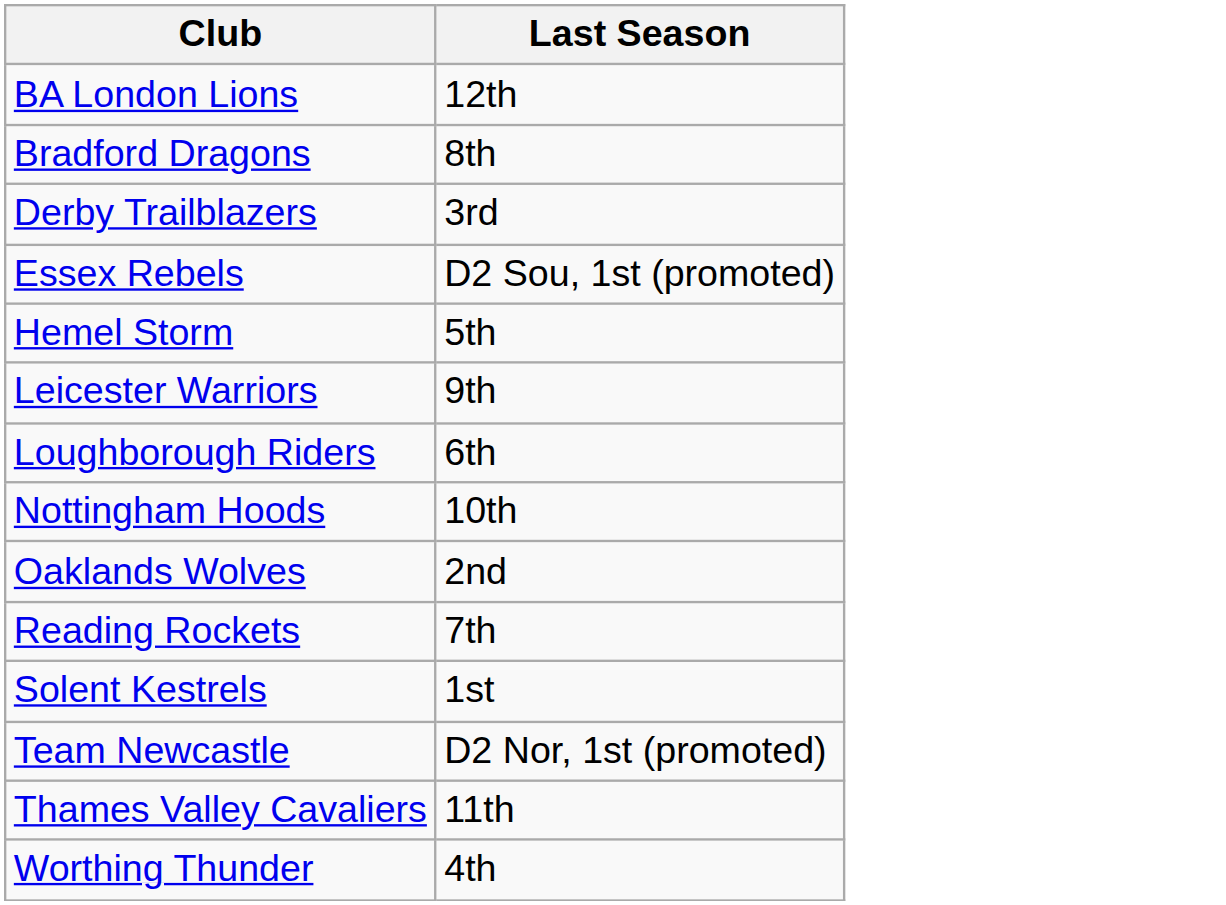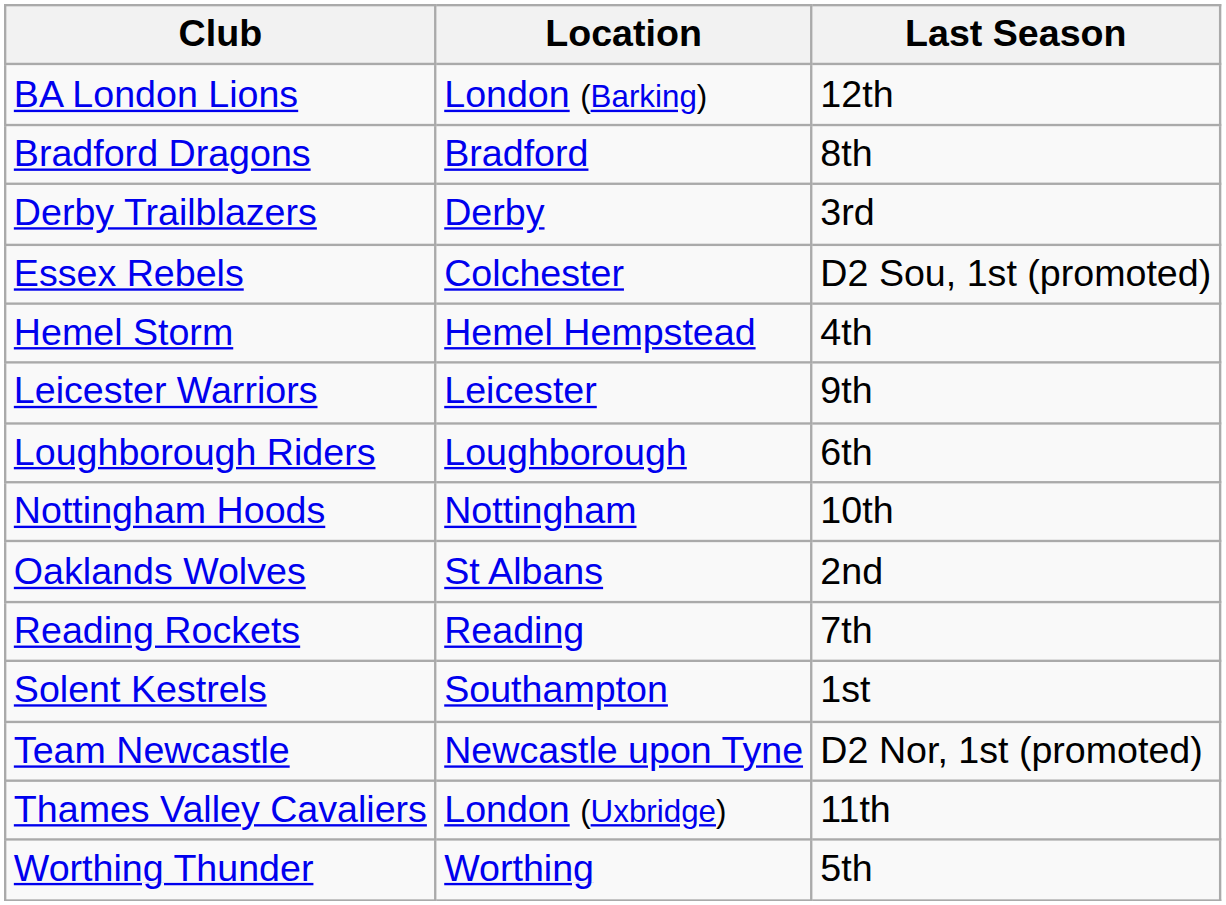+ column: (624, 34)
(470, 332) 5th -> (847, 332) 4th
(470, 869) 4th -> (847, 869) 5th
